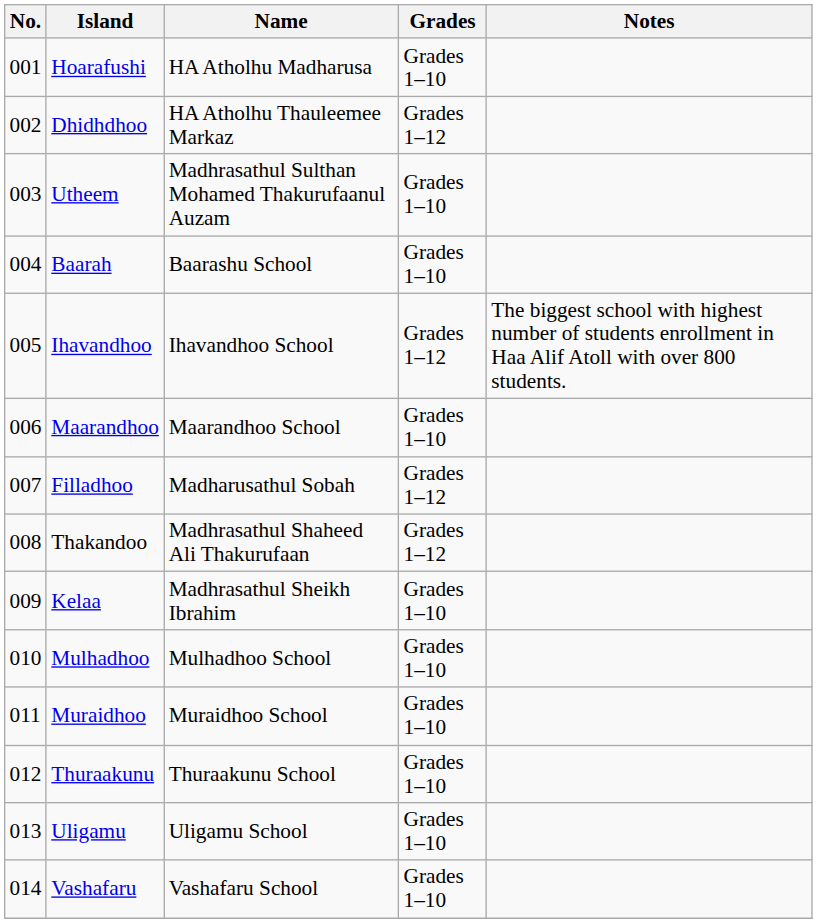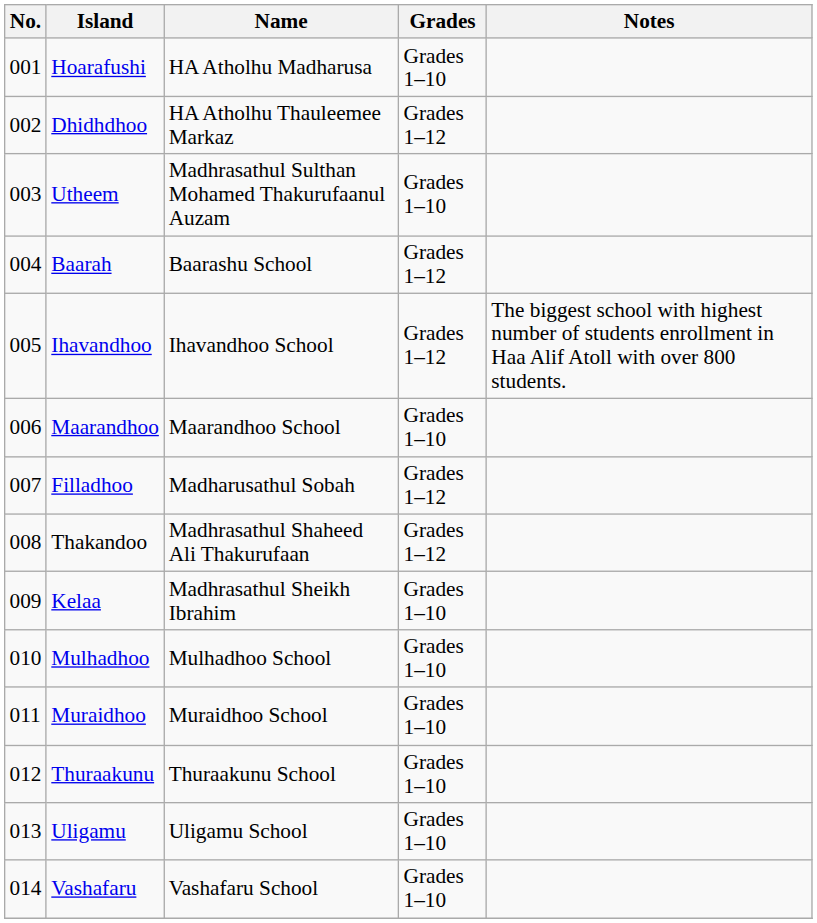(434, 264) Grades 1–10 -> (434, 264) Grades 1–12
